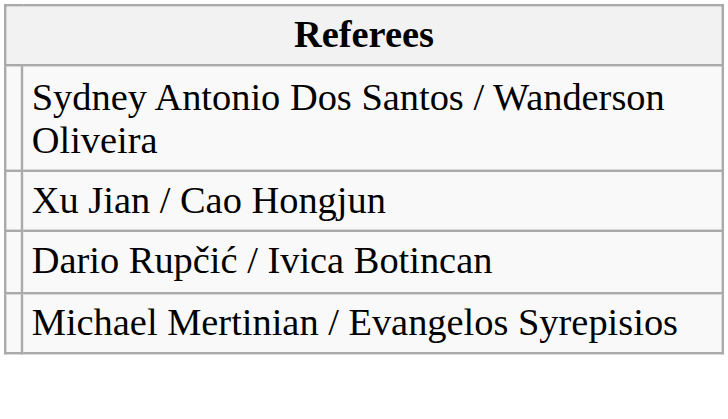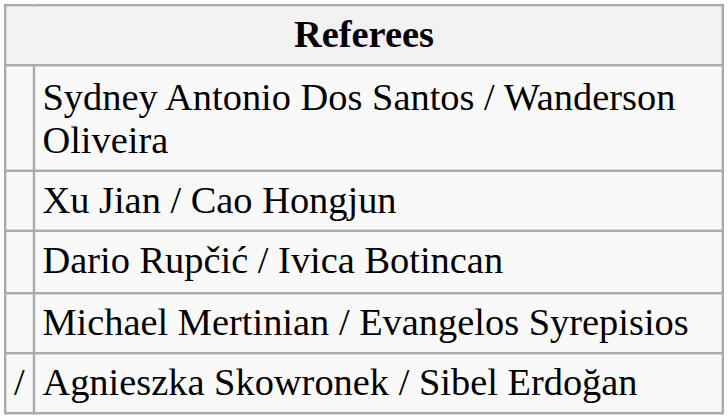+ row: (340, 382)
